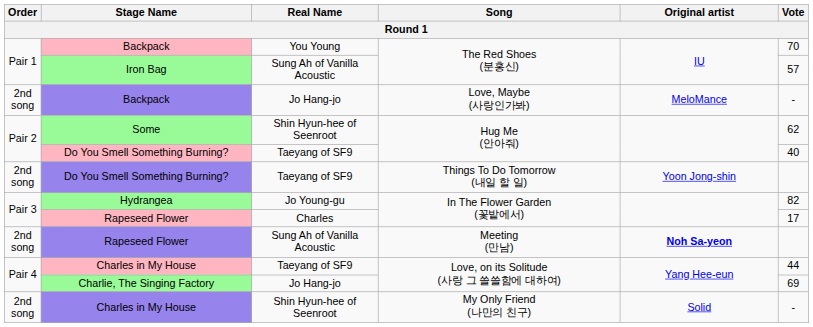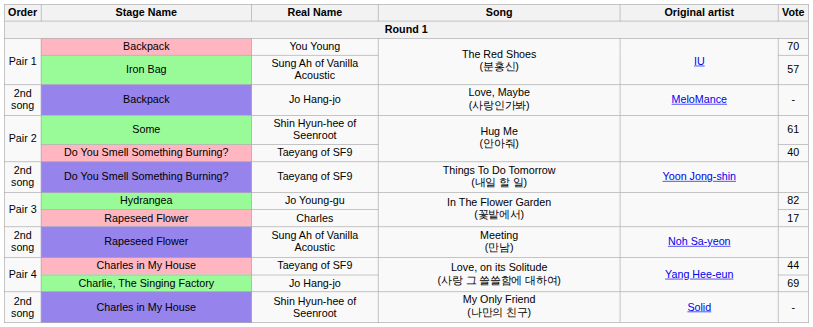(793, 130) 62 -> (793, 130) 61
(699, 242) bold -> (699, 242) normal
